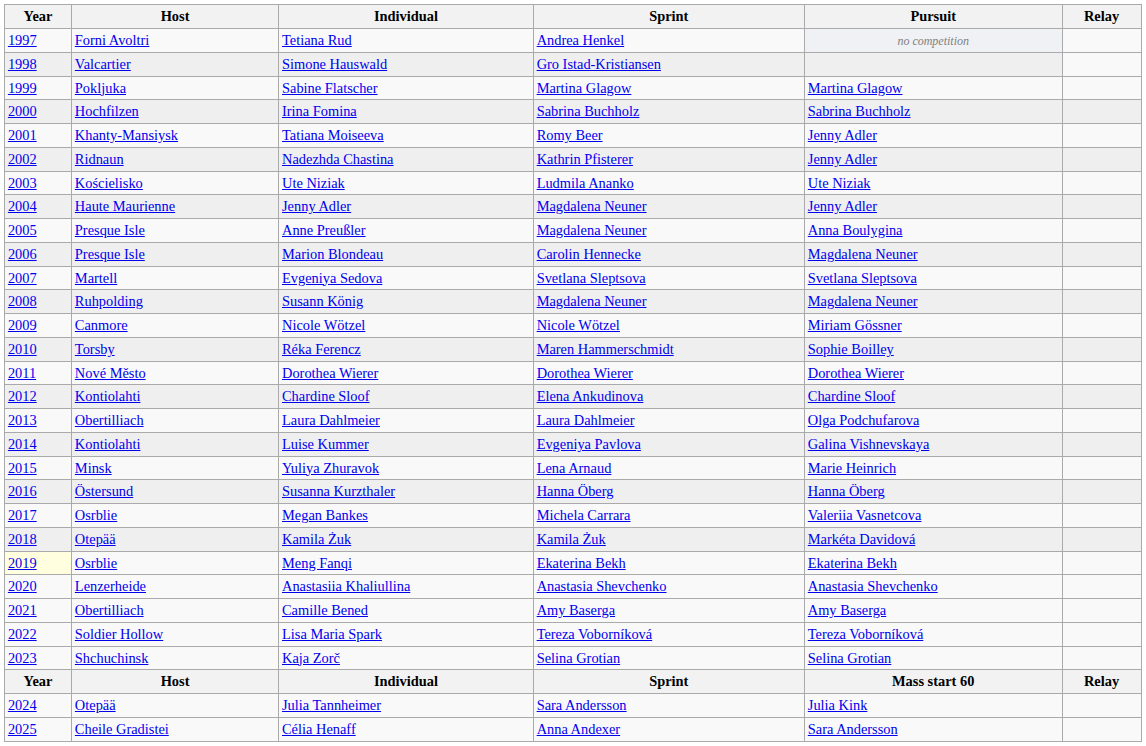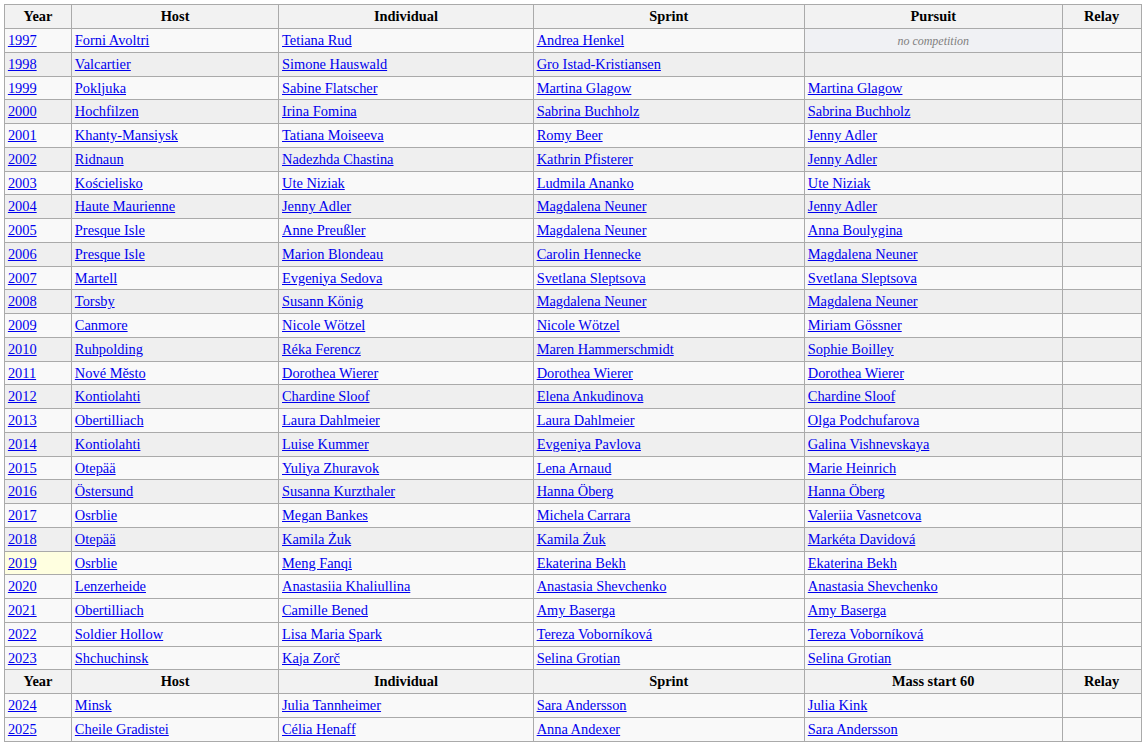(109, 301) Ruhpolding -> (95, 301) Torsby
(95, 349) Torsby -> (109, 349) Ruhpolding
(93, 468) Minsk -> (95, 468) Otepää
(95, 705) Otepää -> (93, 705) Minsk
